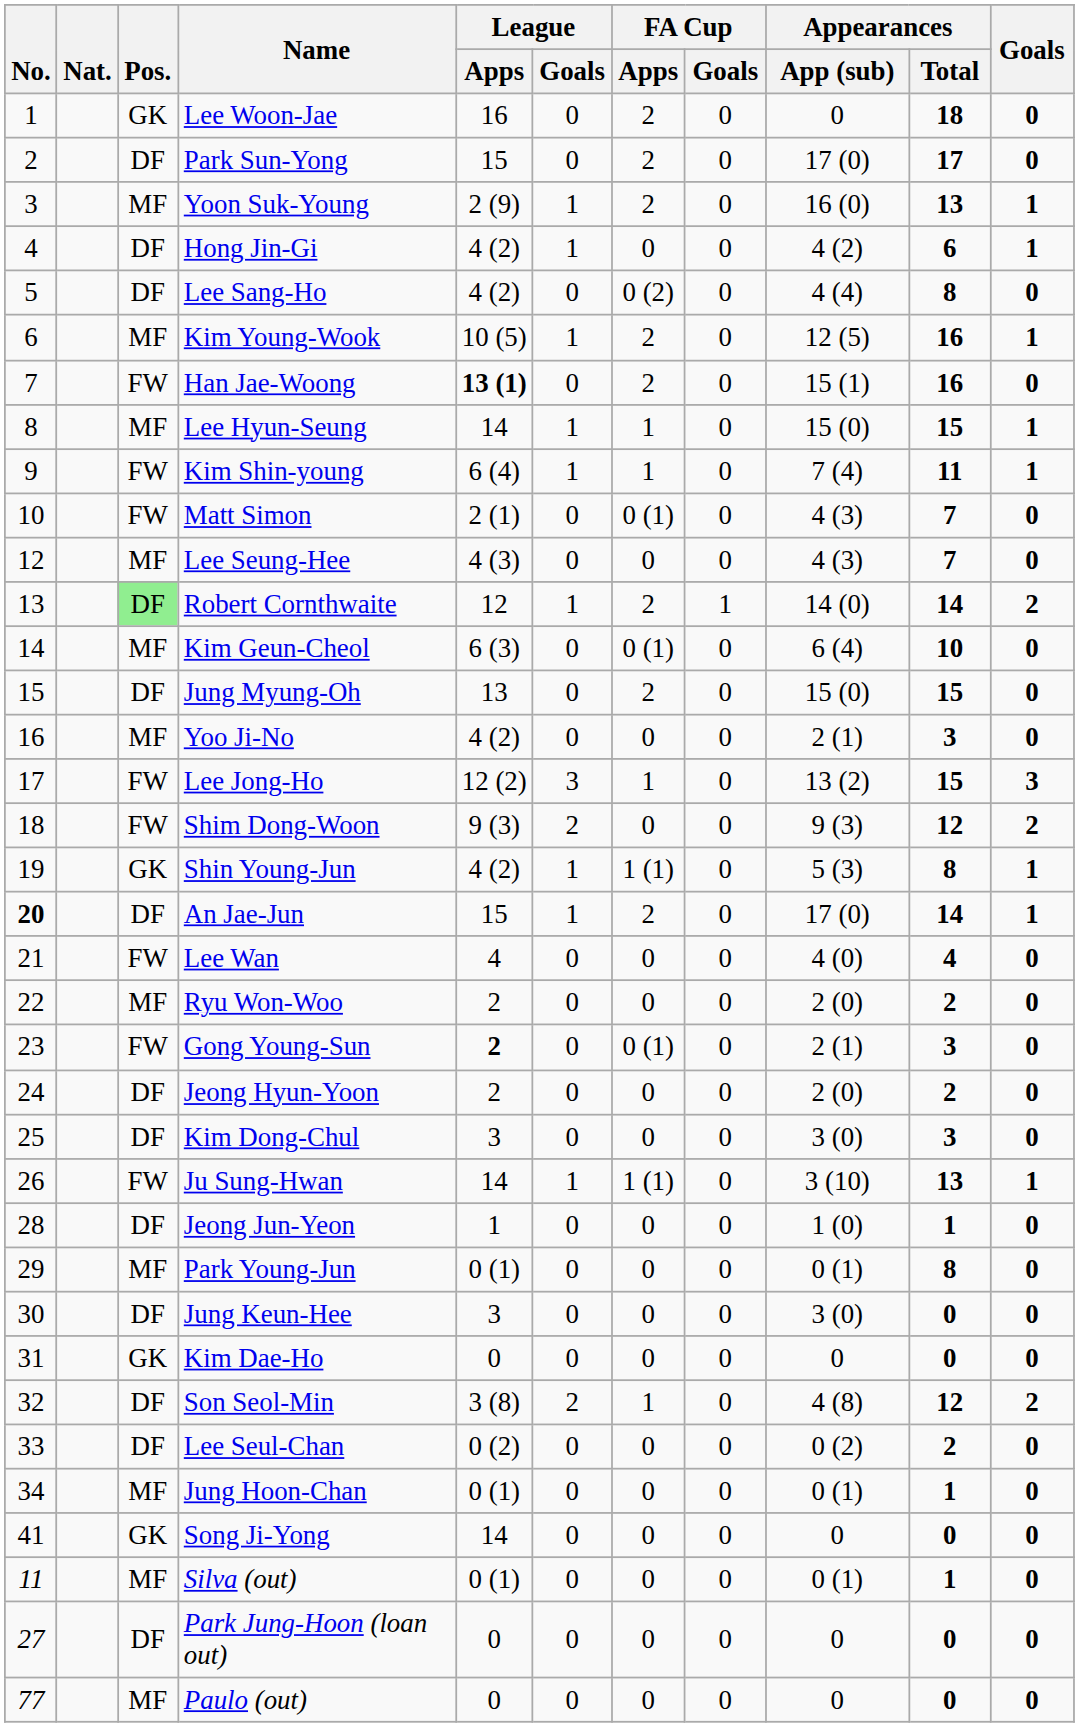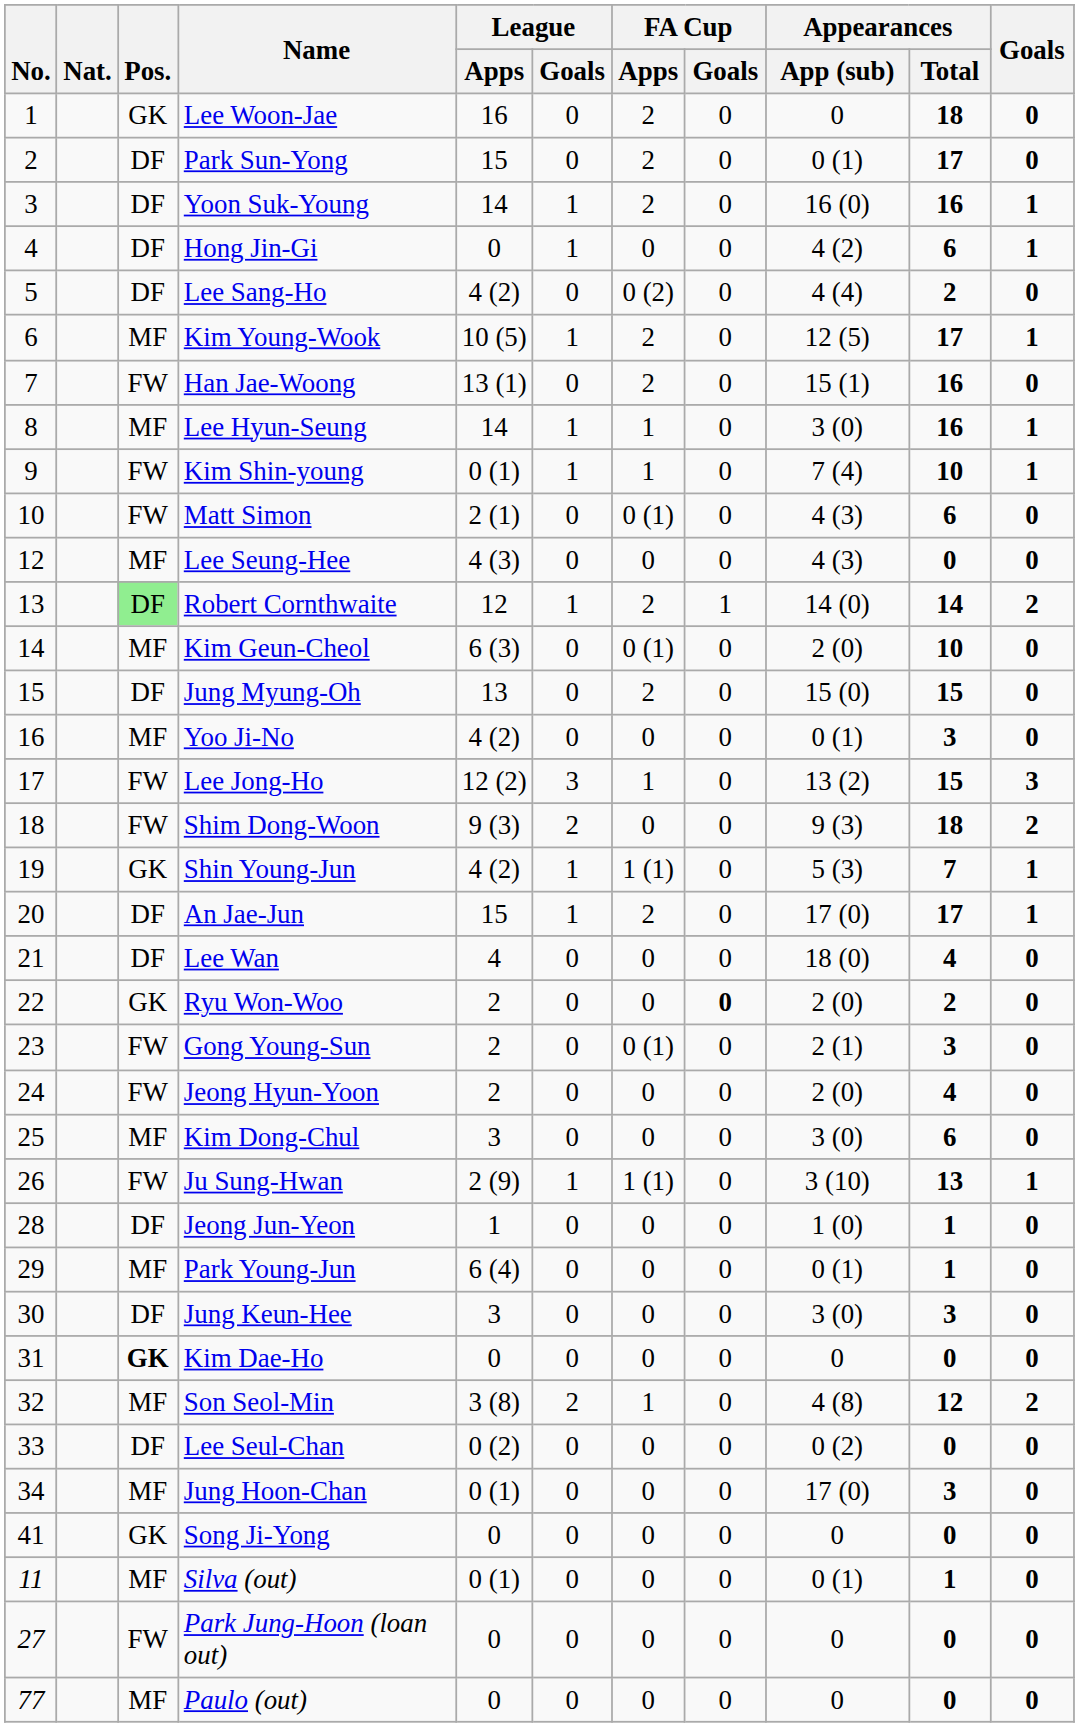(837, 159) 17 (0) -> (837, 159) 0 (1)
(148, 204) MF -> (148, 204) DF
(494, 204) 2 (9) -> (494, 204) 14
(950, 204) 13 -> (950, 204) 16
(494, 248) 4 (2) -> (494, 248) 0
(950, 293) 8 -> (950, 293) 2
(950, 337) 16 -> (950, 337) 17
(494, 381) bold -> (494, 381) normal
(837, 426) 15 (0) -> (837, 426) 3 (0)
(950, 426) 15 -> (950, 426) 16
(494, 470) 6 (4) -> (494, 470) 0 (1)
(950, 470) 11 -> (950, 470) 10
(950, 514) 7 -> (950, 514) 6
(950, 559) 7 -> (950, 559) 0
(837, 647) 6 (4) -> (837, 647) 2 (0)
(837, 736) 2 (1) -> (837, 736) 0 (1)
(950, 825) 12 -> (950, 825) 18
(950, 869) 8 -> (950, 869) 7
(31, 914) bold -> (31, 914) normal
(950, 914) 14 -> (950, 914) 17
(148, 958) FW -> (148, 958) DF
(837, 958) 4 (0) -> (837, 958) 18 (0)
(148, 1002) MF -> (148, 1002) GK
(725, 1002) normal -> (725, 1002) bold
(494, 1047) bold -> (494, 1047) normal
(148, 1091) DF -> (148, 1091) FW
(950, 1091) 2 -> (950, 1091) 4
(148, 1135) DF -> (148, 1135) MF
(950, 1135) 3 -> (950, 1135) 6
(494, 1180) 14 -> (494, 1180) 2 (9)
(494, 1268) 0 (1) -> (494, 1268) 6 (4)
(950, 1268) 8 -> (950, 1268) 1
(950, 1313) 0 -> (950, 1313) 3
(148, 1357) normal -> (148, 1357) bold
(148, 1402) DF -> (148, 1402) MF
(950, 1446) 2 -> (950, 1446) 0
(837, 1490) 0 (1) -> (837, 1490) 17 (0)
(950, 1490) 1 -> (950, 1490) 3
(494, 1535) 14 -> (494, 1535) 0
(148, 1639) DF -> (148, 1639) FW
